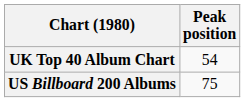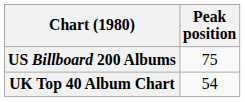rows swapped: (92, 59) <-> (92, 84)
